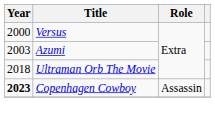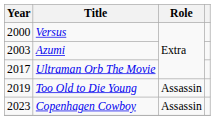(19, 69) 2018 -> (19, 69) 2017
+ row: (86, 87)
(19, 87) bold -> (19, 106) normal
